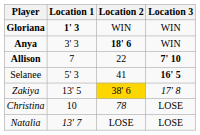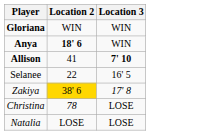- column: (72, 12)
(121, 59) 22 -> (72, 59) 41
(121, 75) 41 -> (72, 75) 22
(171, 75) bold -> (121, 75) normal
